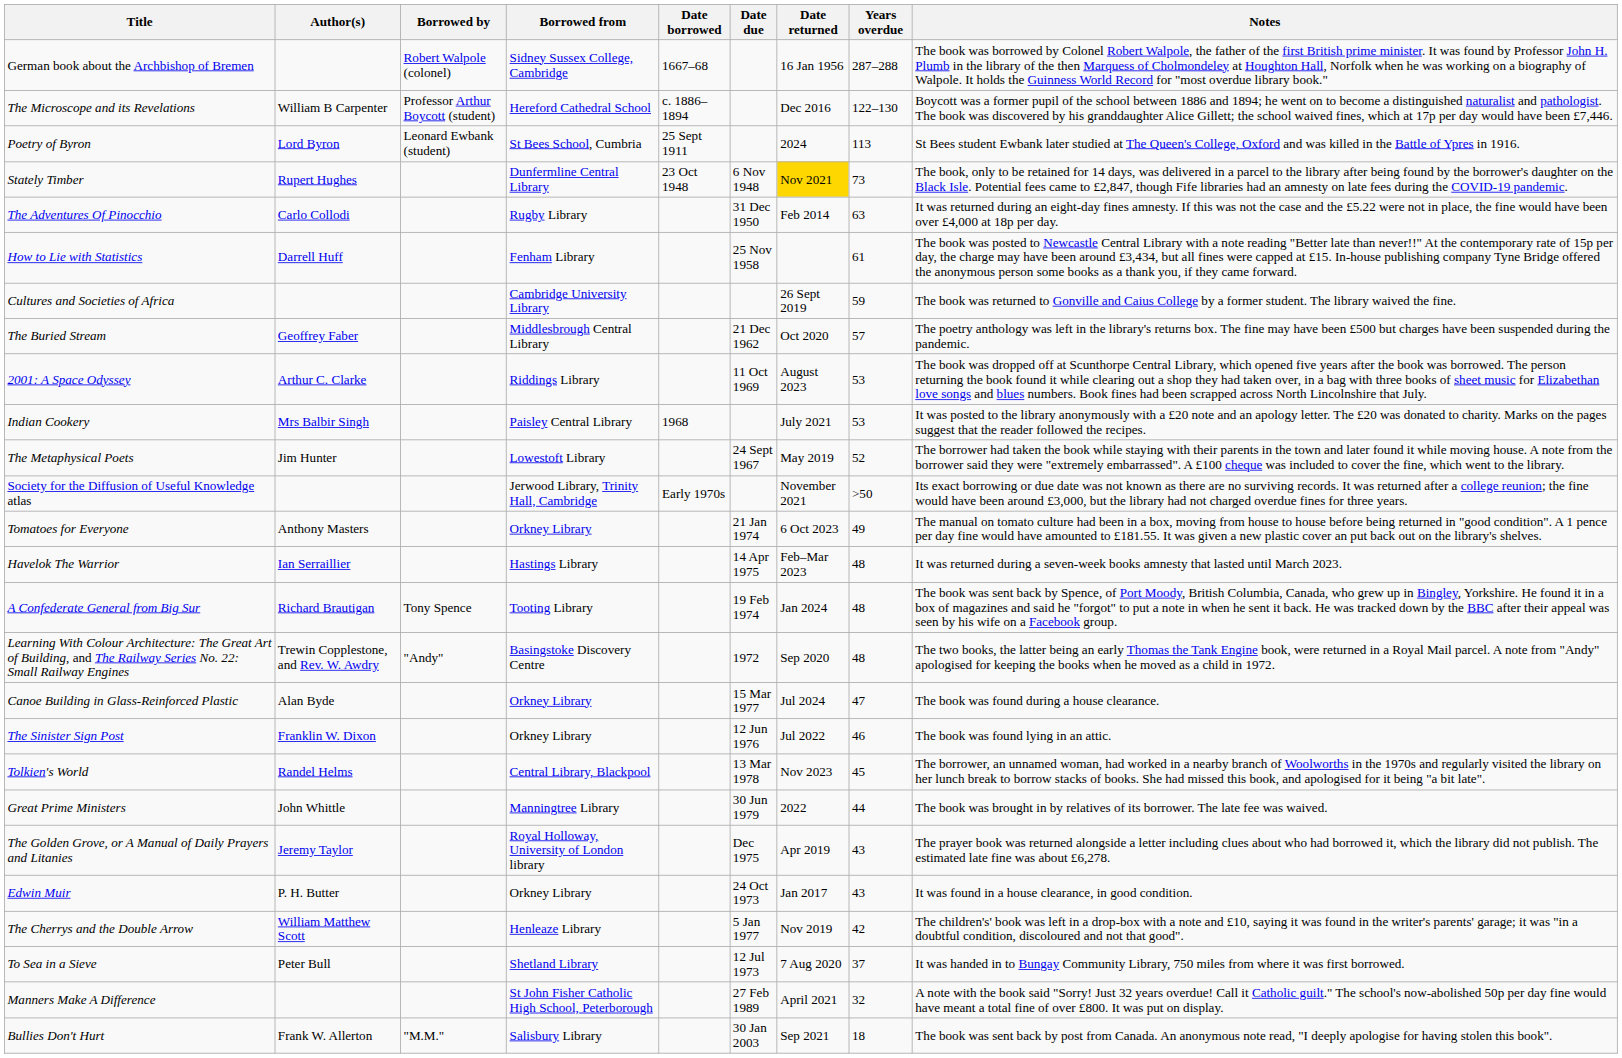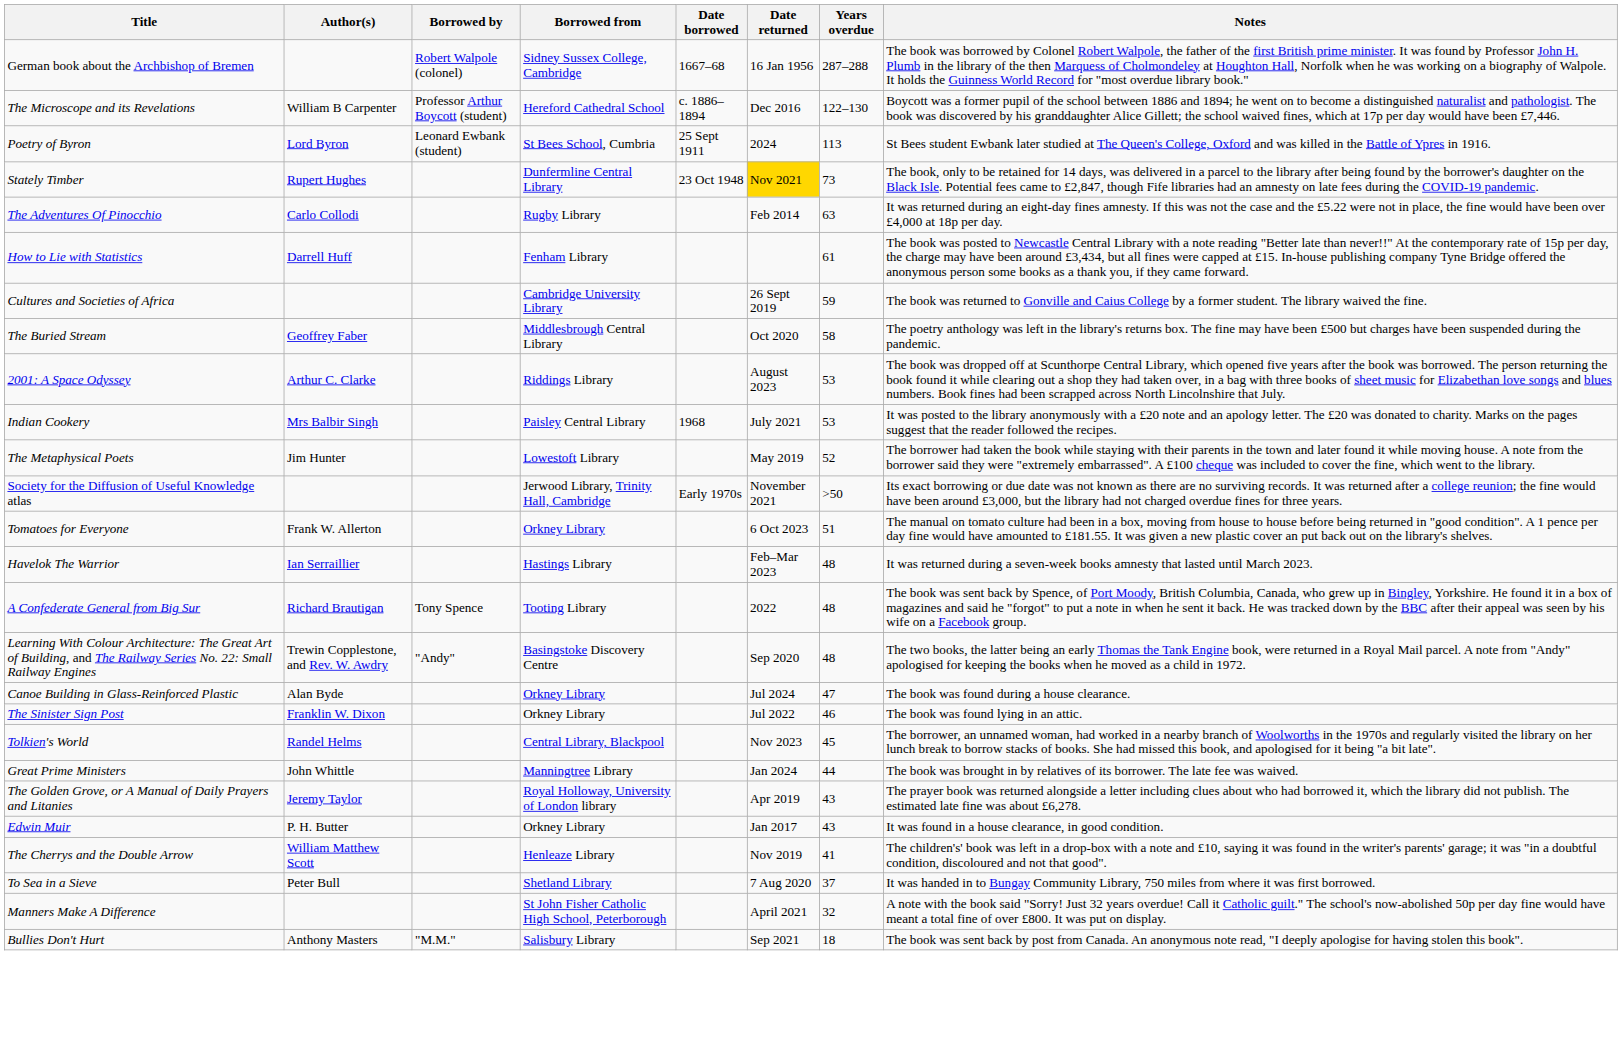- column: (754, 22)
(859, 336) 57 -> (829, 336) 58
(323, 528) Anthony Masters -> (334, 528) Frank W. Allerton
(859, 528) 49 -> (829, 528) 51
(804, 607) Jan 2024 -> (763, 607) 2022
(793, 807) 2022 -> (774, 770) Jan 2024
(859, 928) 42 -> (829, 855) 41
(325, 1035) Frank W. Allerton -> (332, 939) Anthony Masters
